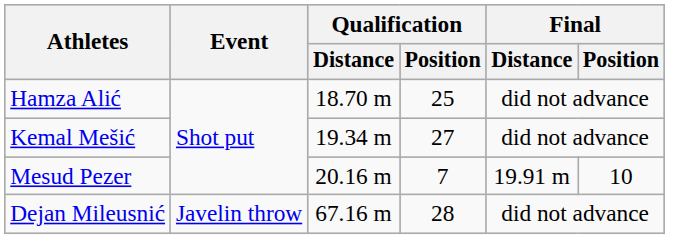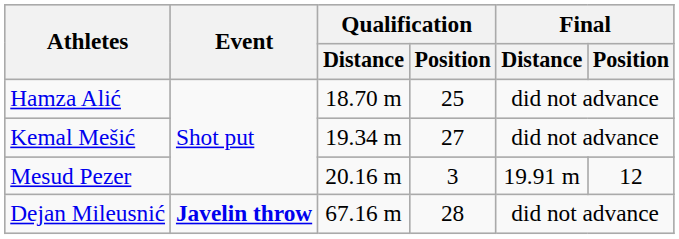(443, 175) 7 -> (453, 175) 3
(621, 175) 10 -> (631, 175) 12
(239, 214) normal -> (244, 214) bold
